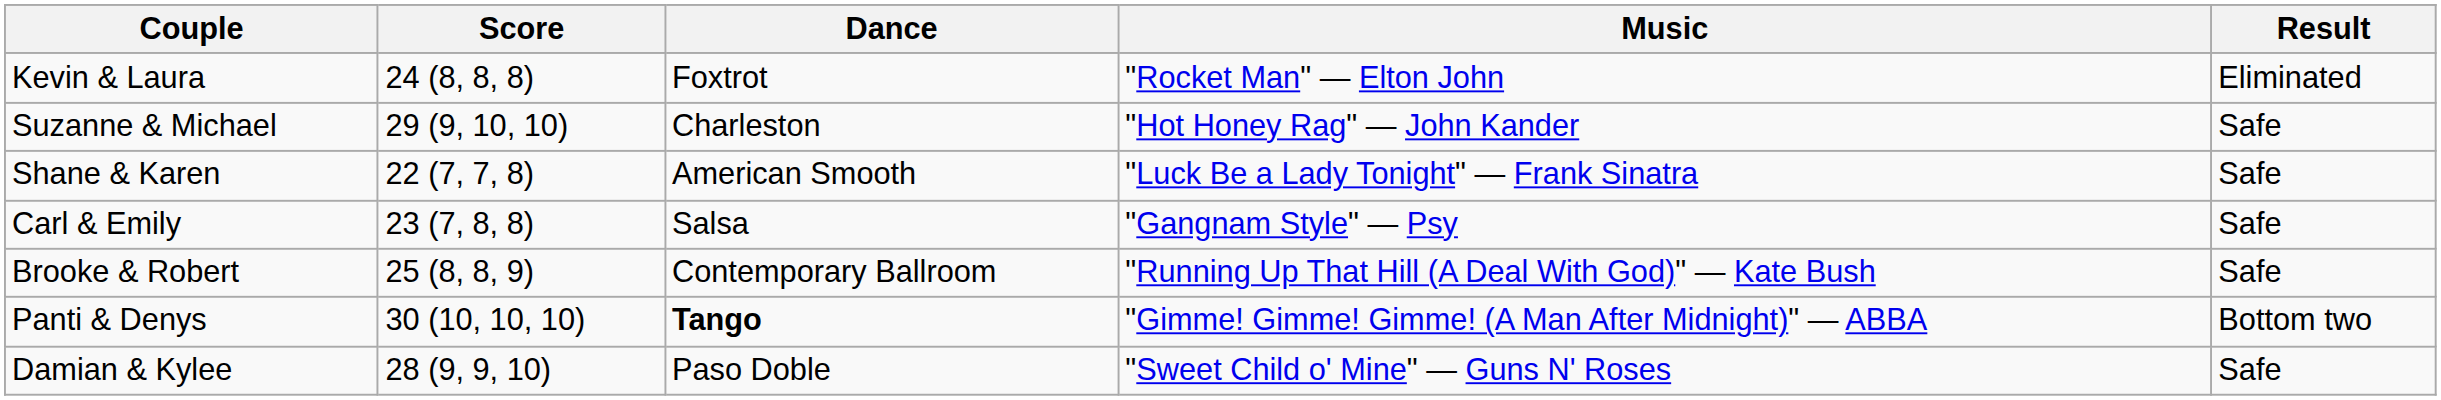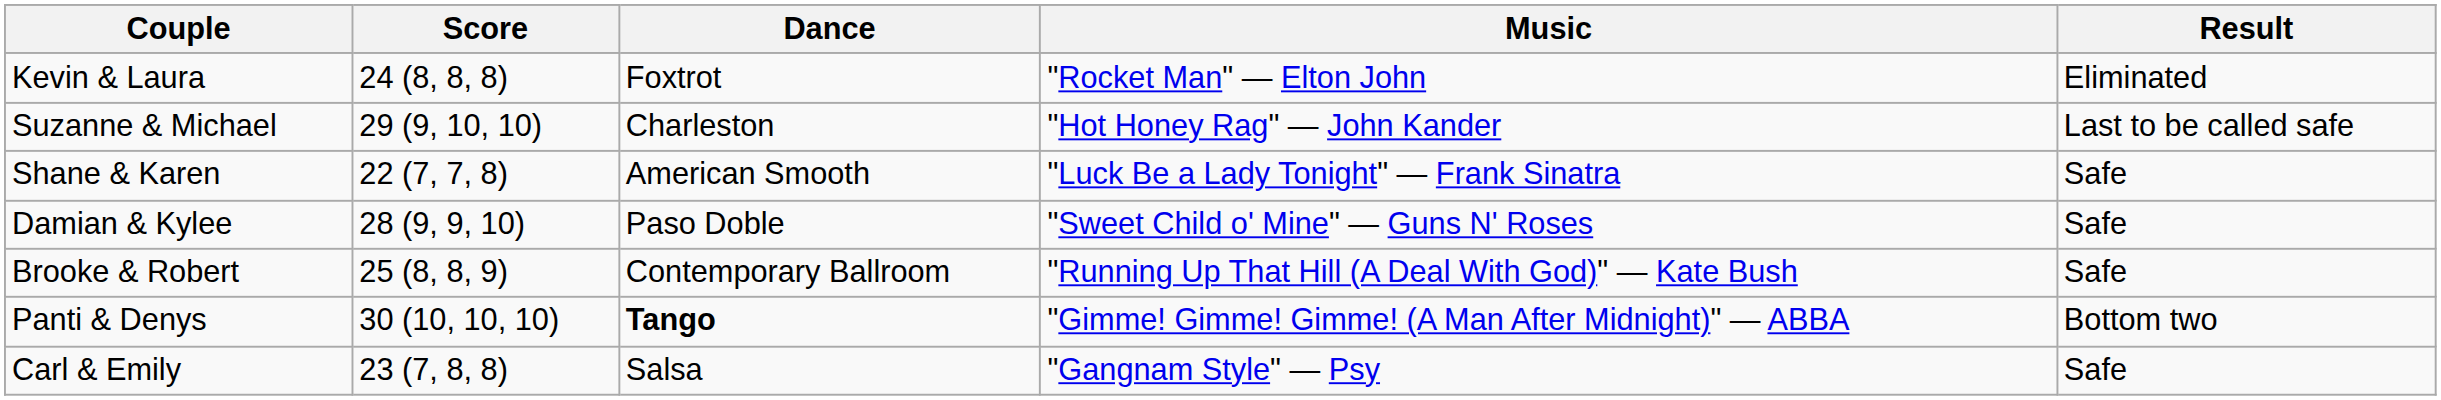(2250, 126) Safe -> (2209, 126) Last to be called safe
rows swapped: (122, 369) <-> (97, 223)
